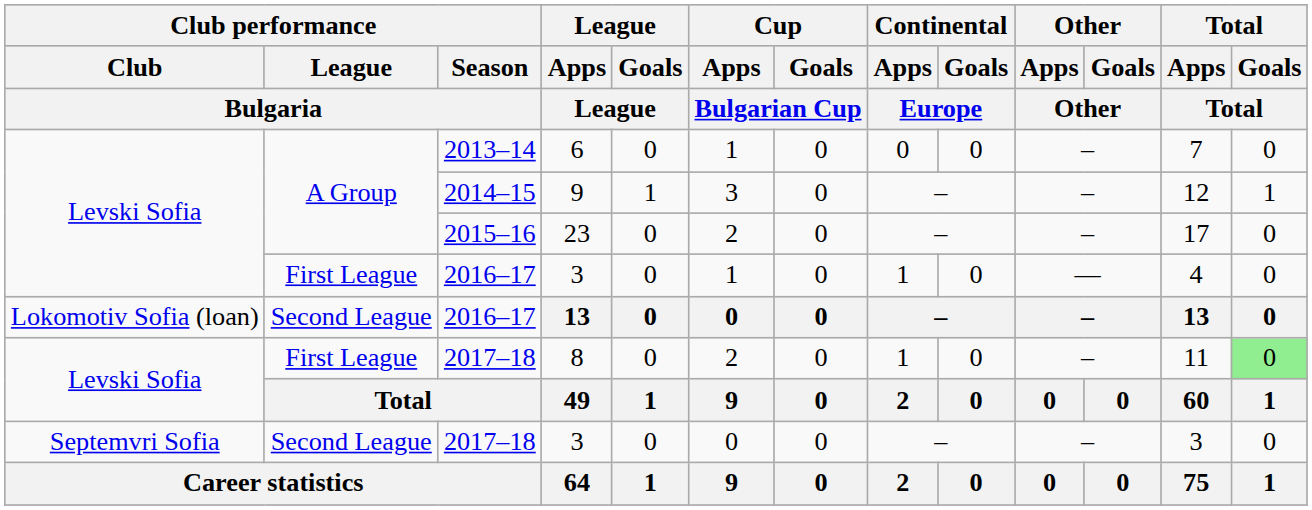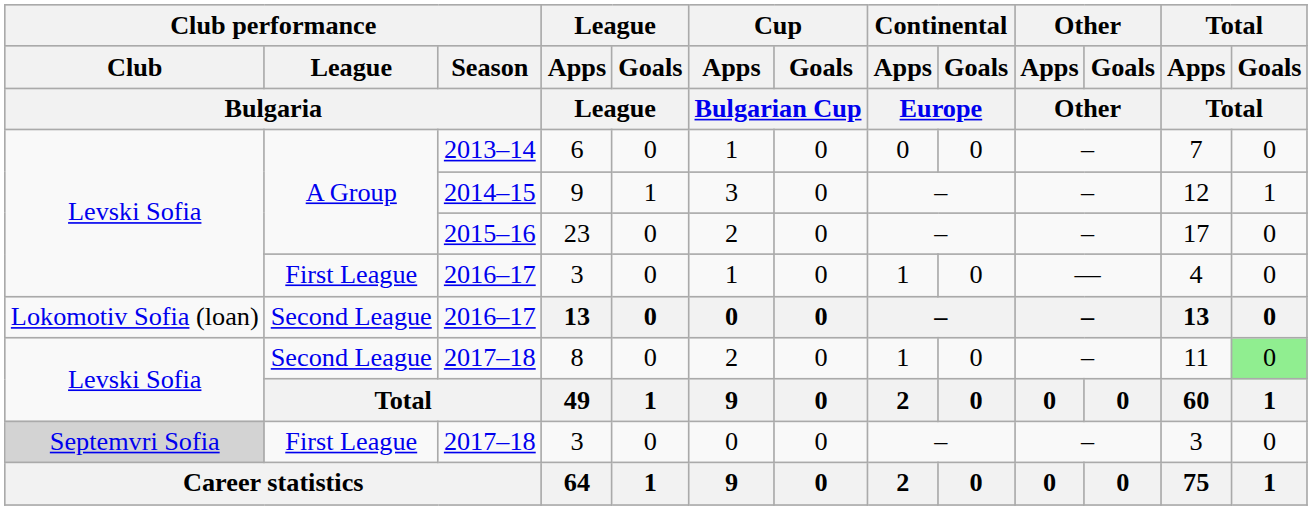(351, 358) First League -> (351, 358) Second League
(135, 441) no background -> (135, 441) lightgrey background
(351, 441) Second League -> (351, 441) First League
